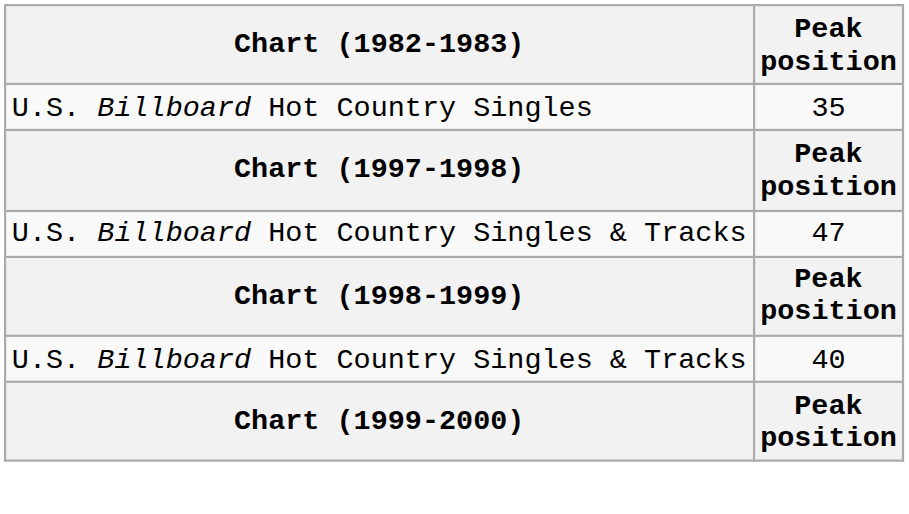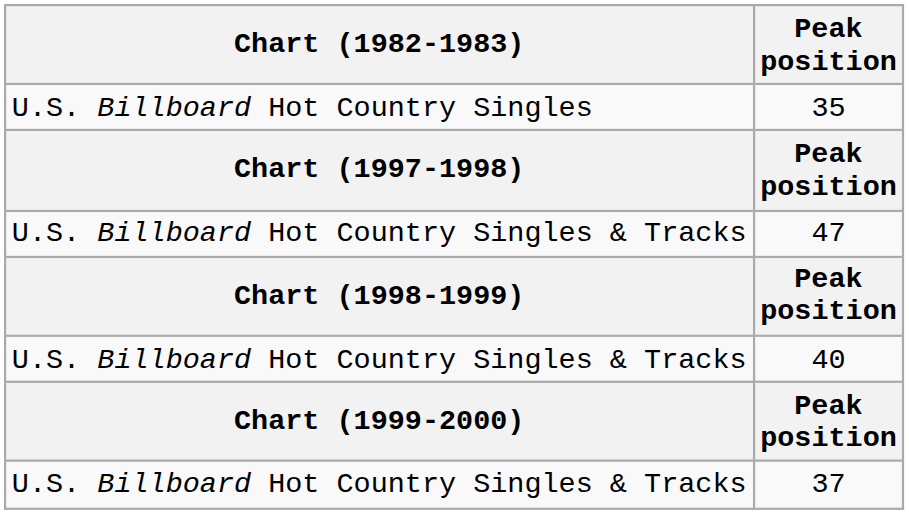+ row: (828, 484)
